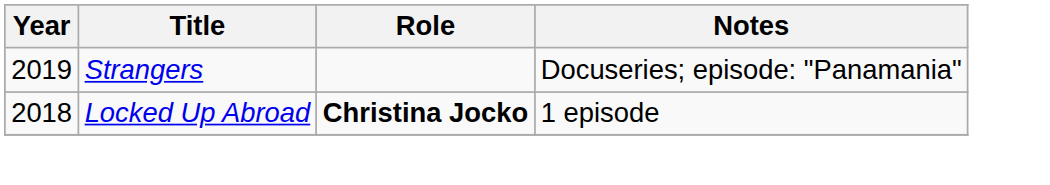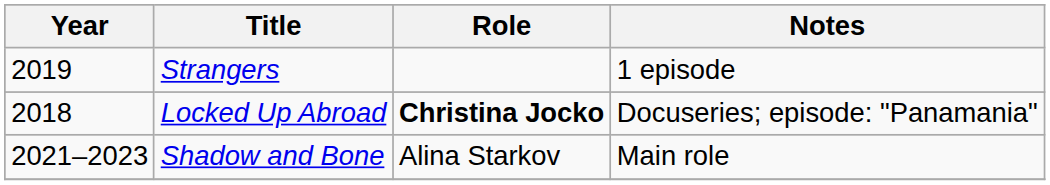(751, 69) Docuseries; episode: "Panamania" -> (676, 69) 1 episode
(600, 112) 1 episode -> (827, 112) Docuseries; episode: "Panamania"
+ row: (273, 156)
